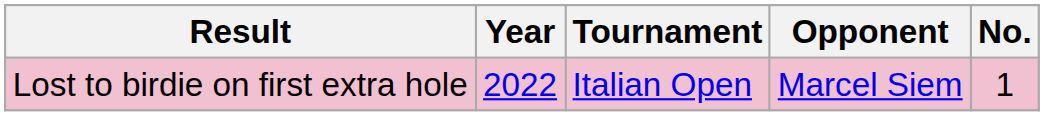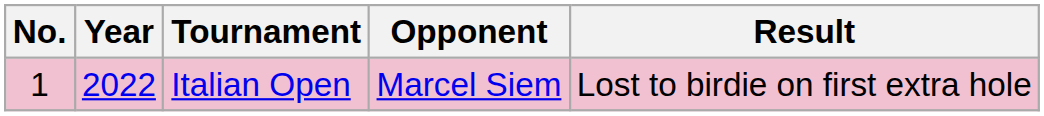columns swapped: (1005, 32) <-> (240, 32)
